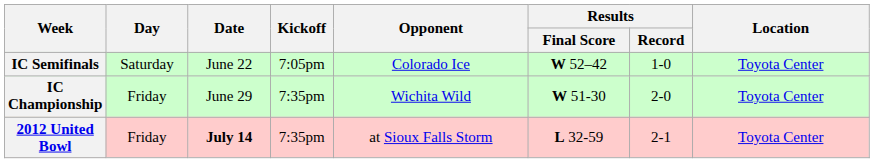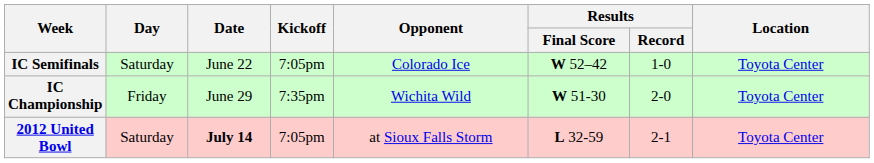(147, 137) Friday -> (147, 137) Saturday
(302, 137) 7:35pm -> (302, 137) 7:05pm
